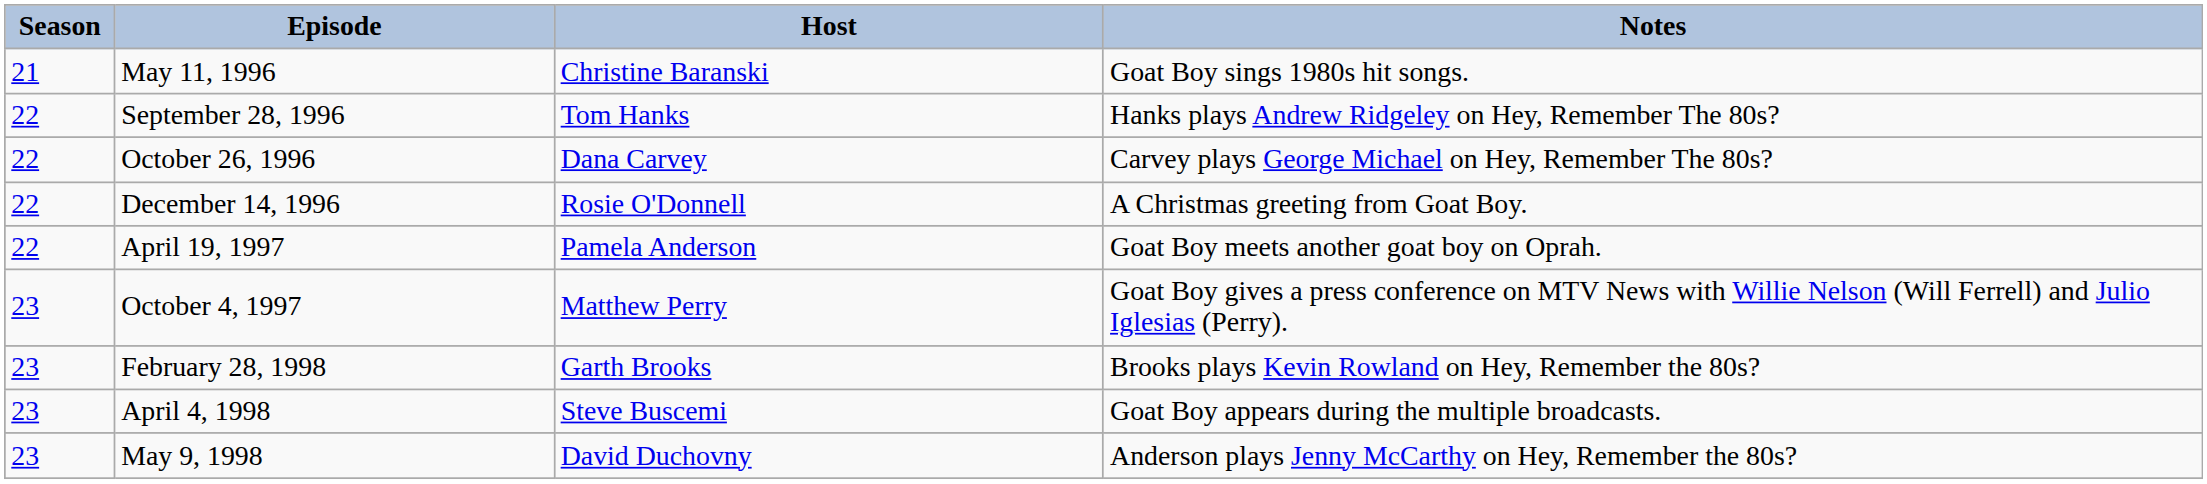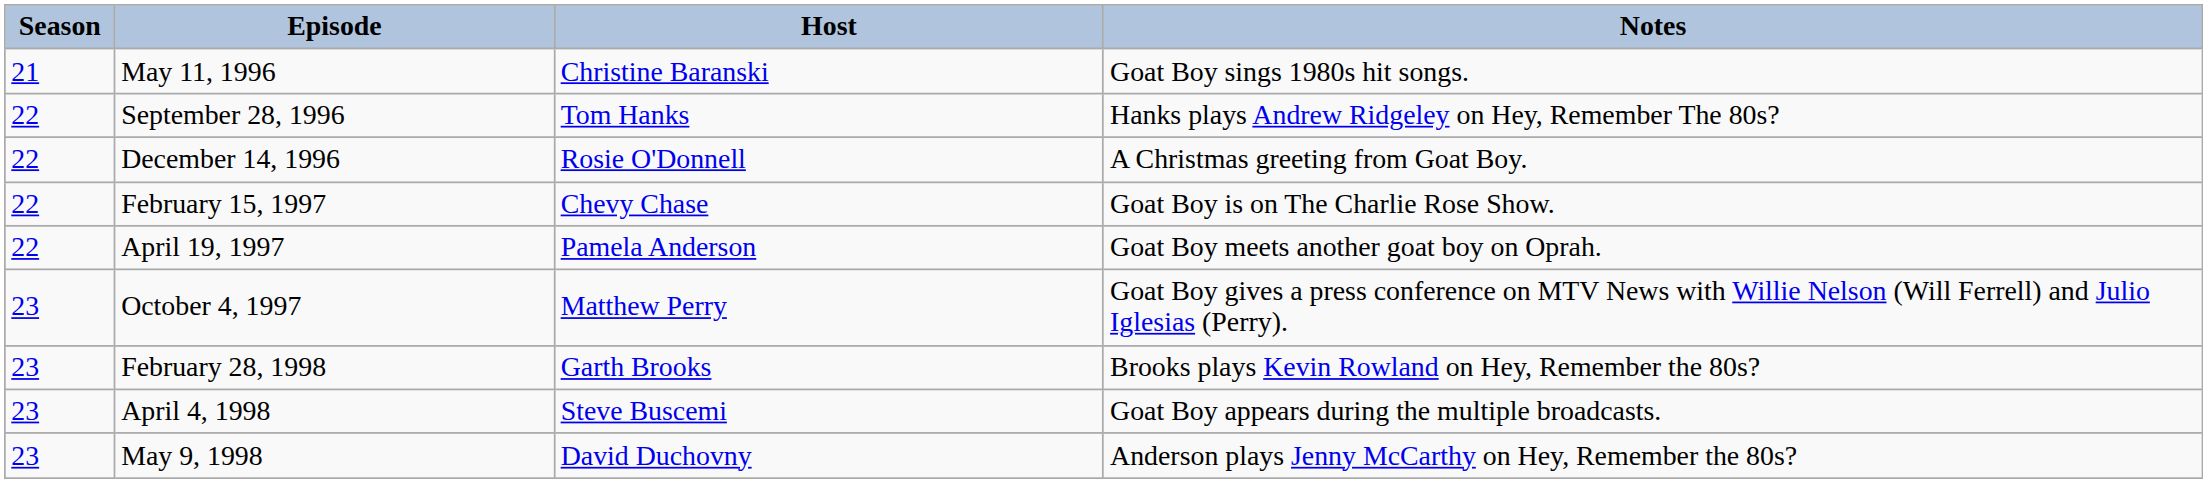- row: (218, 159)
+ row: (224, 203)
